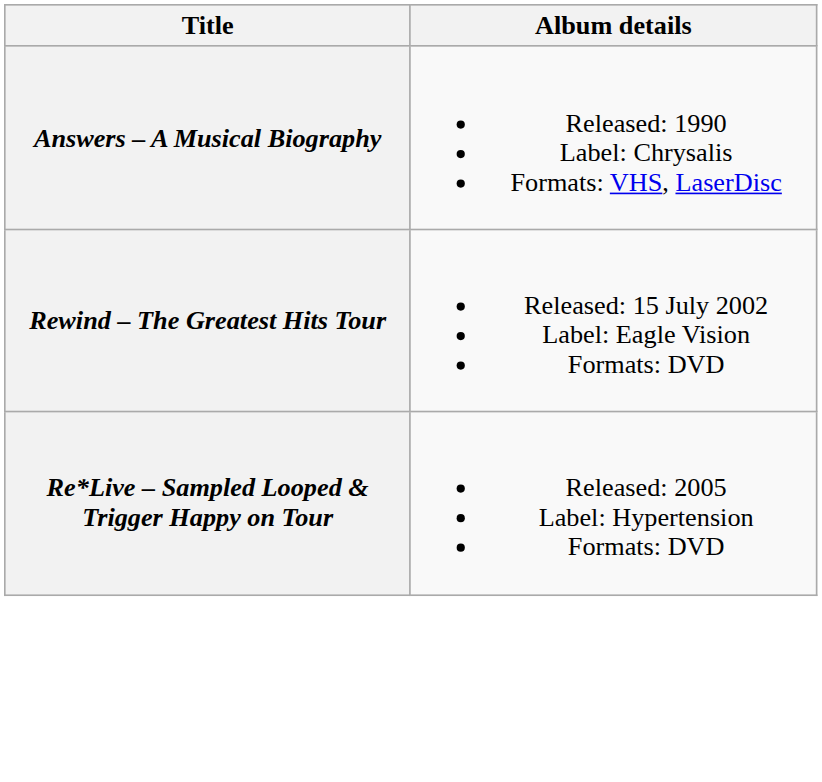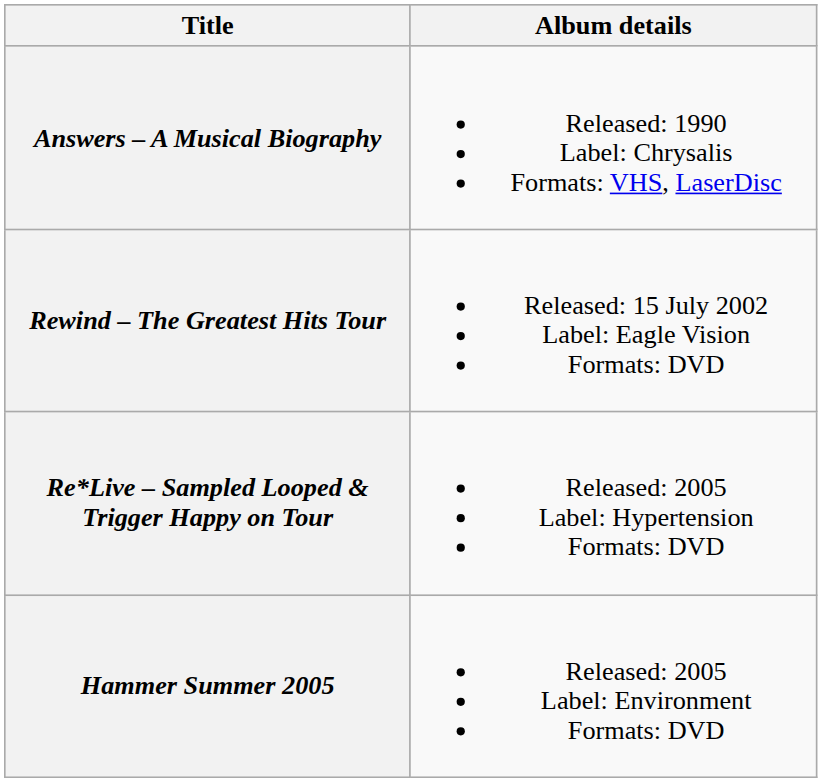+ row: (208, 685)
